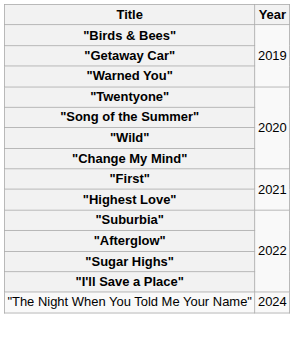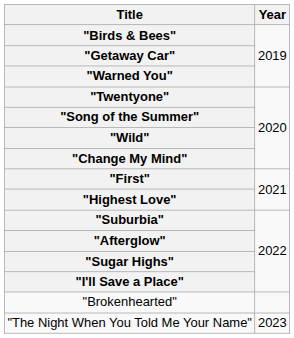+ row: (130, 302)
(272, 302) 2024 -> (272, 323) 2023
